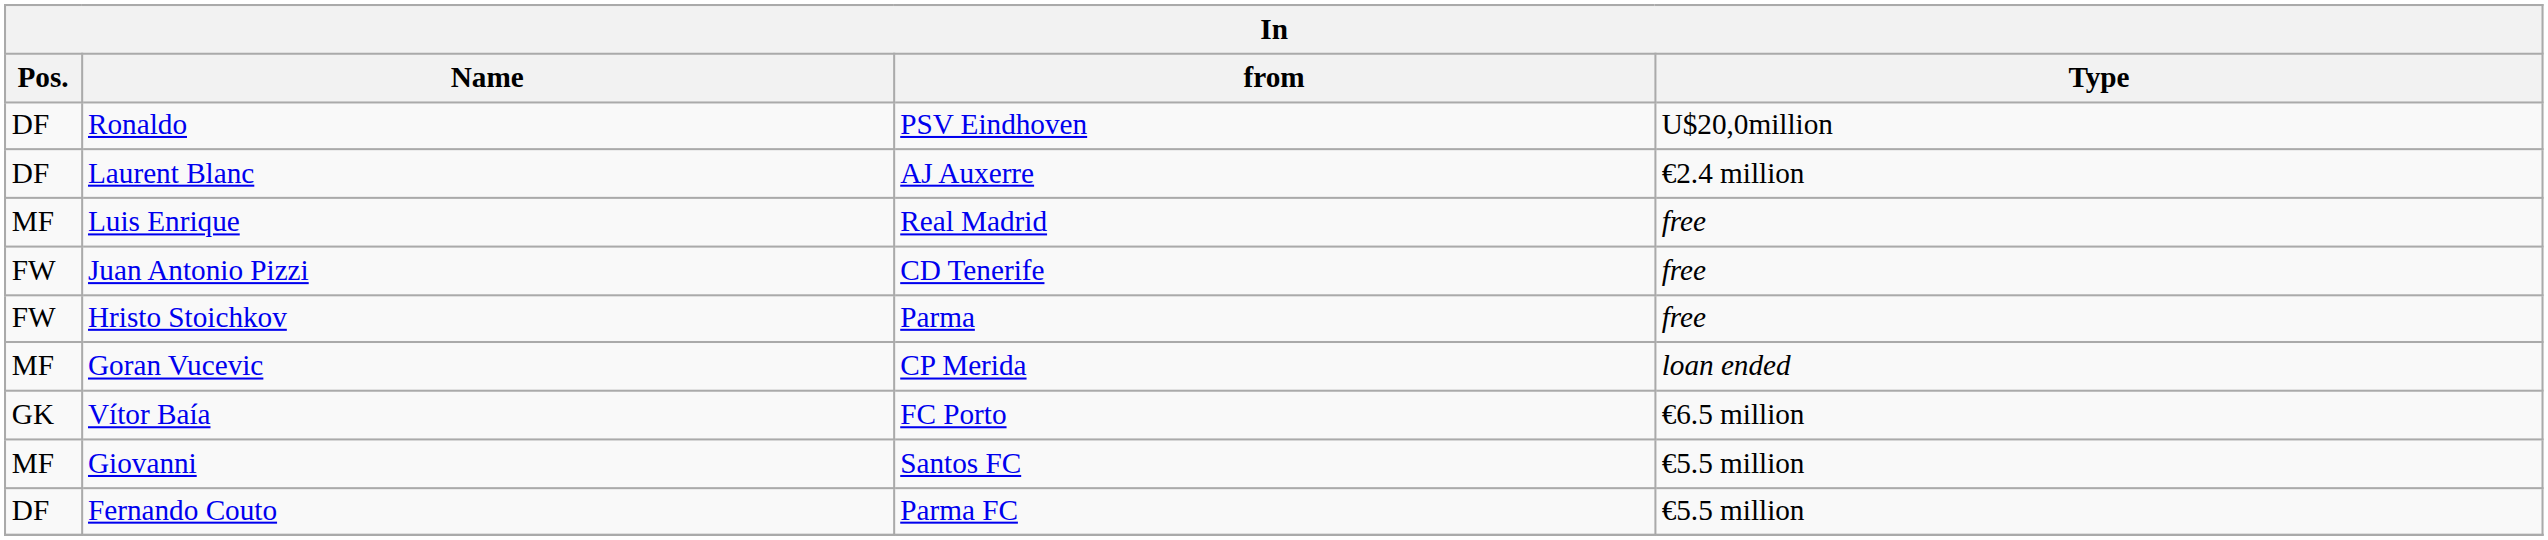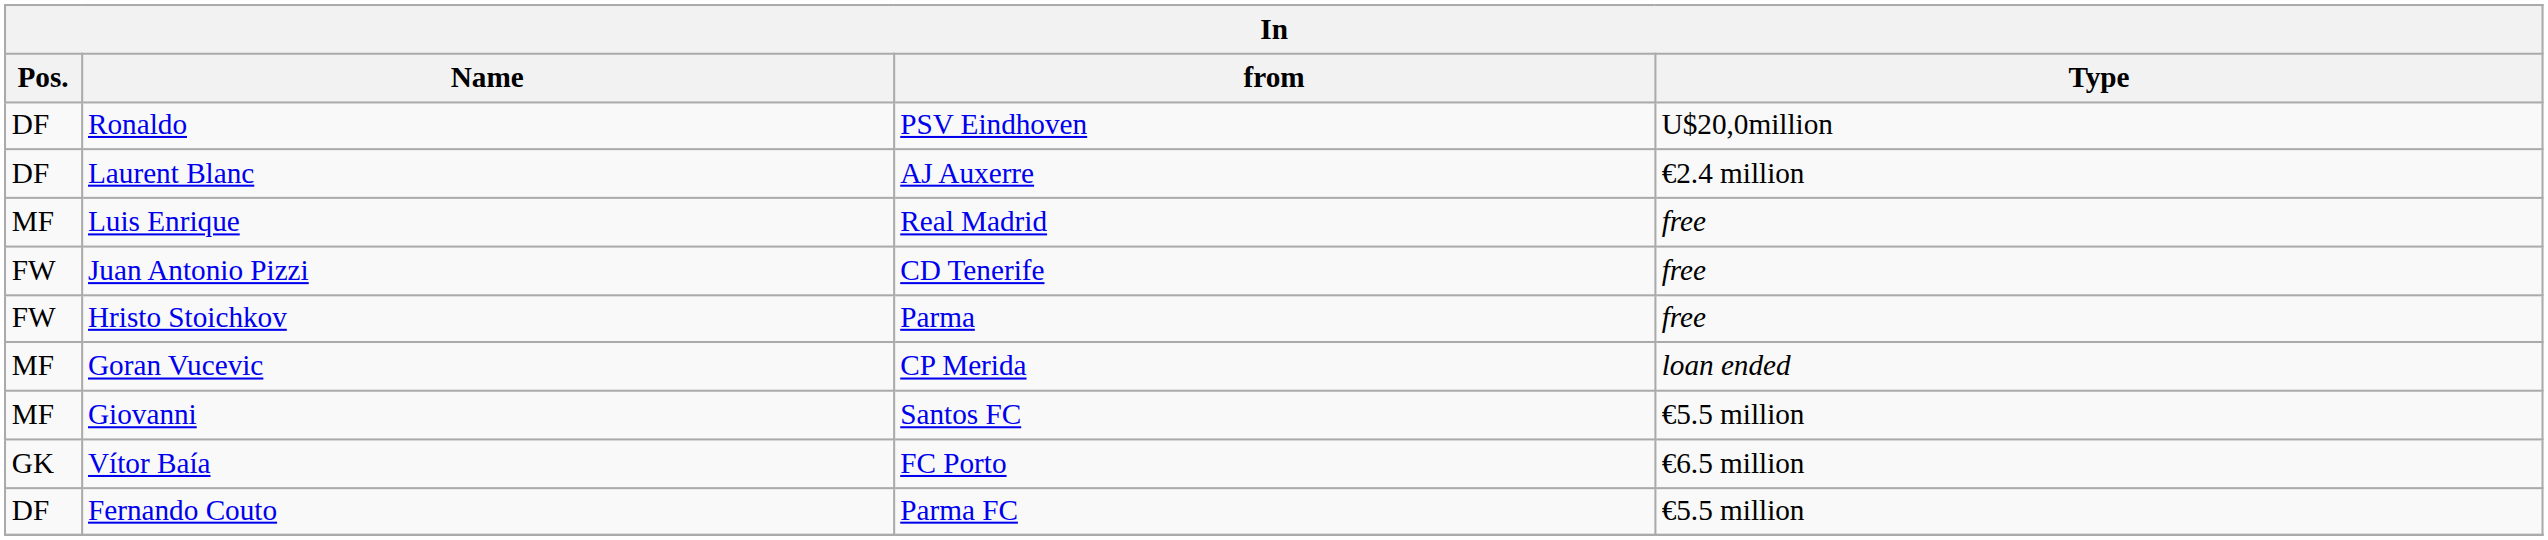rows swapped: (142, 462) <-> (149, 414)
